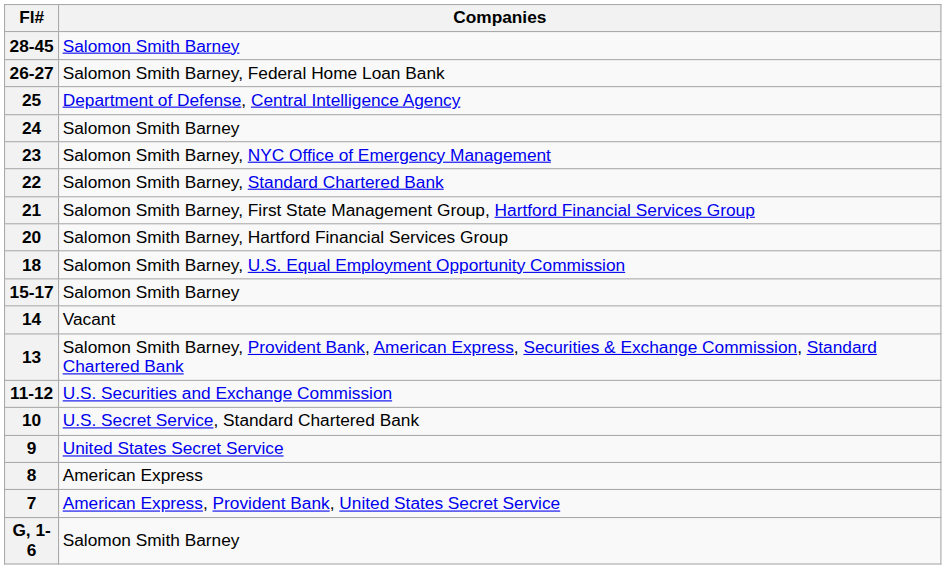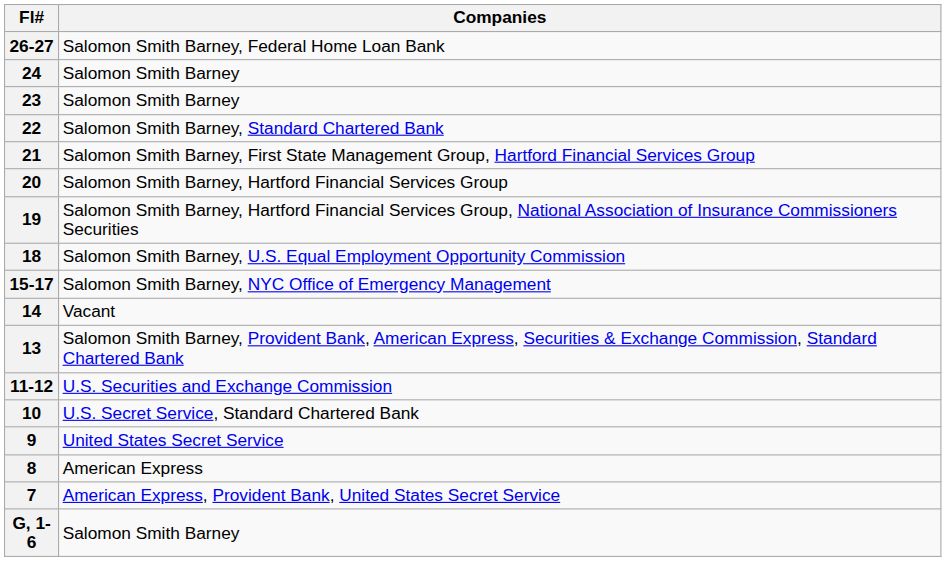- row: (32, 45)
- row: (32, 100)
(307, 155) Salomon Smith Barney, NYC Office of Emergency Management -> (151, 100) Salomon Smith Barney
+ row: (32, 219)
(151, 292) Salomon Smith Barney -> (307, 284) Salomon Smith Barney, NYC Office of Emergency Management
